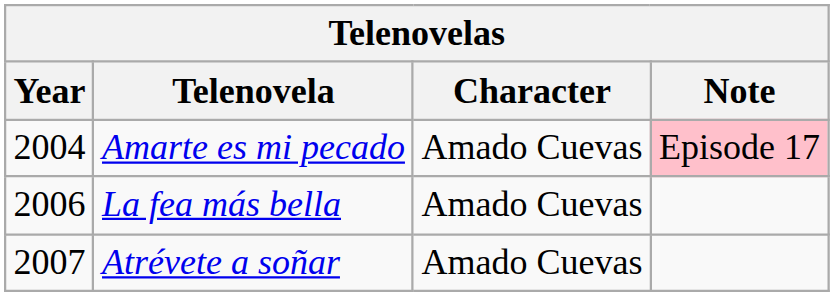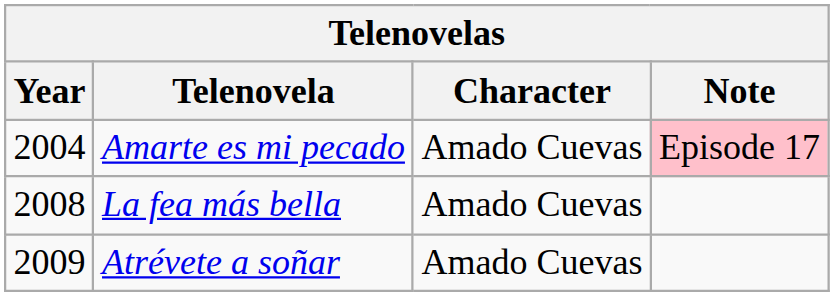(49, 204) 2006 -> (49, 204) 2008
(49, 261) 2007 -> (49, 261) 2009
